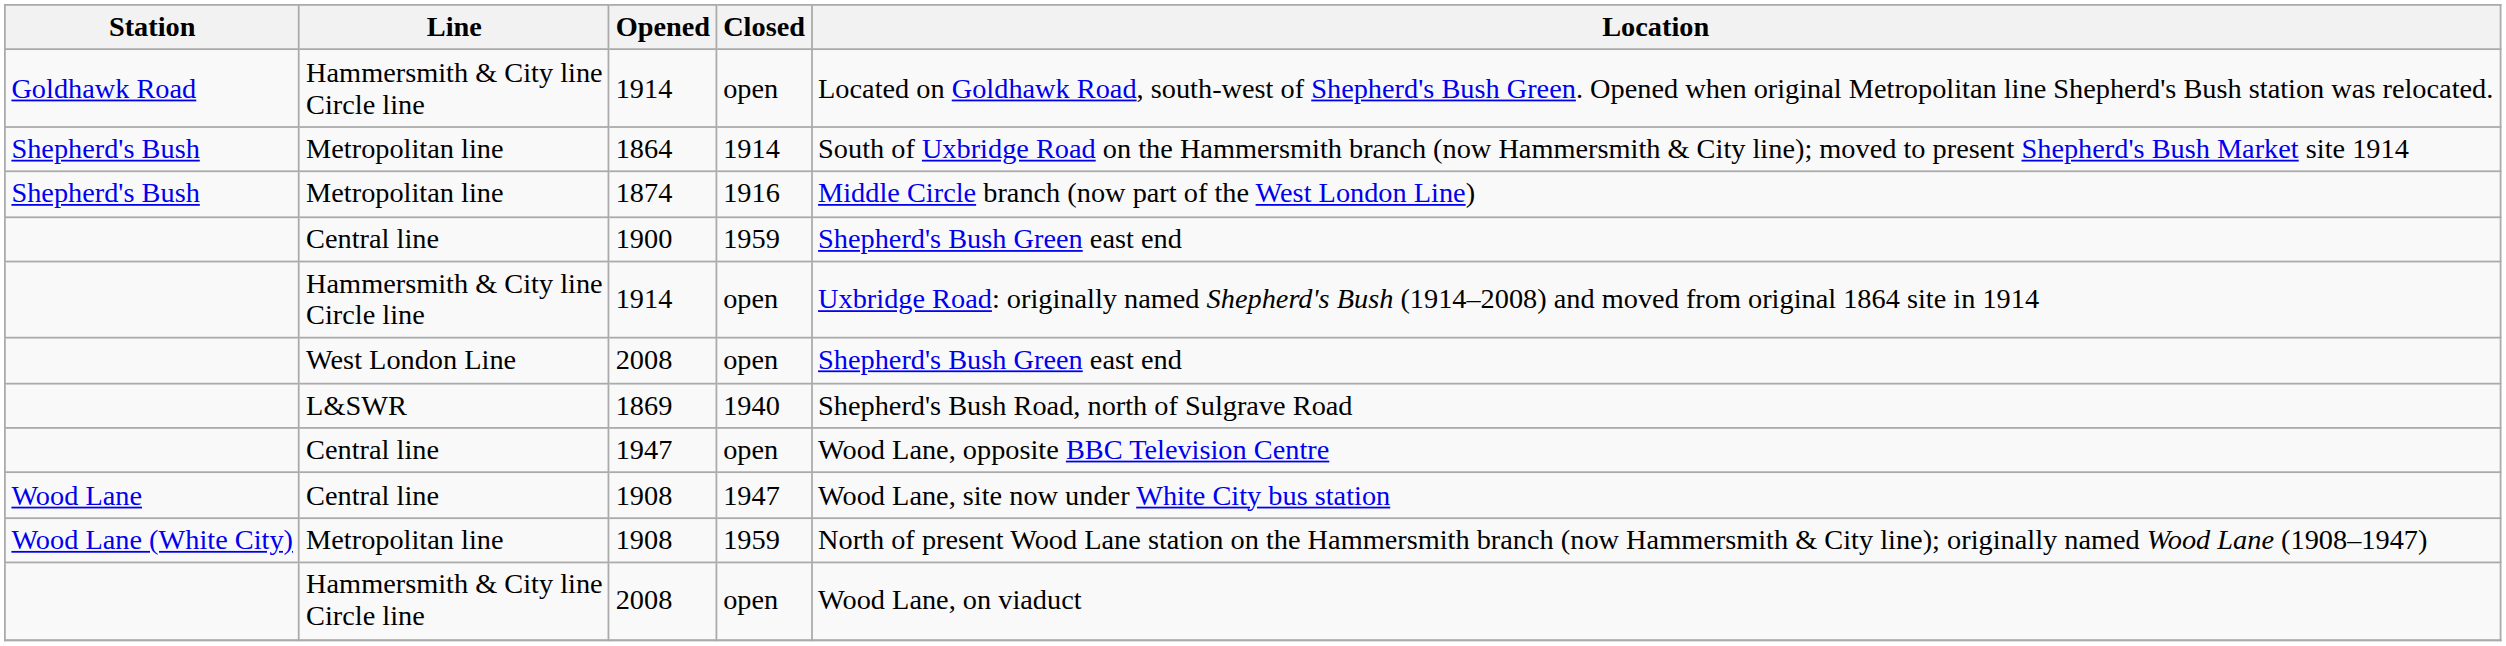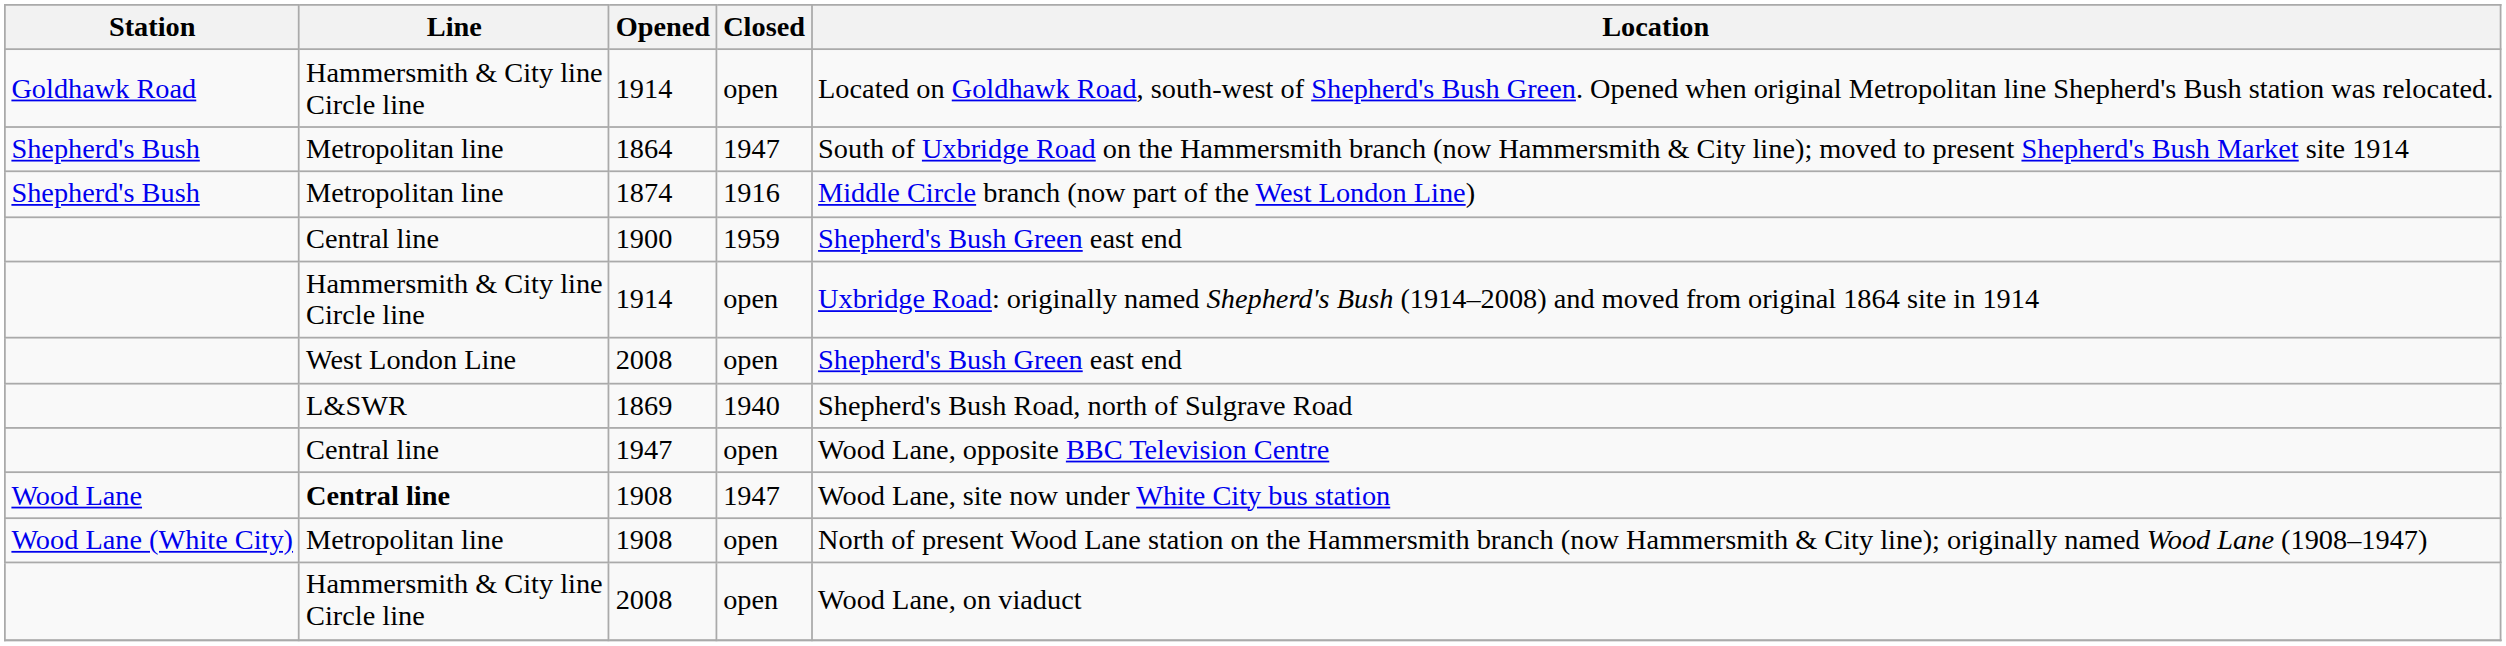(751, 148) 1914 -> (751, 148) 1947
(373, 494) normal -> (378, 494) bold
(751, 539) 1959 -> (751, 539) open
